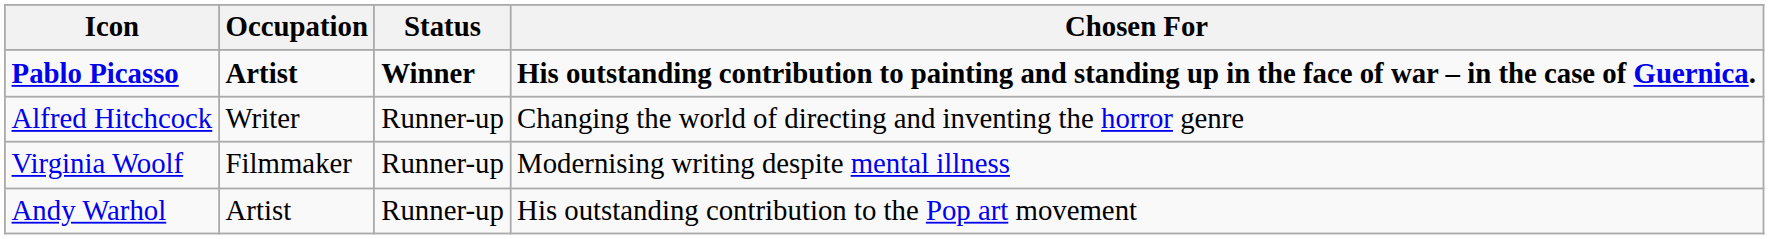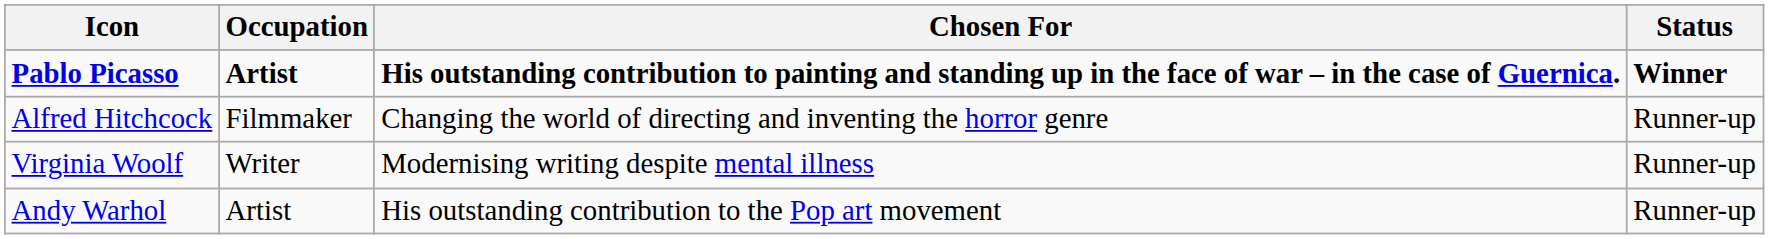columns swapped: (1137, 27) <-> (443, 27)
(263, 118) Writer -> (289, 118) Filmmaker
(289, 164) Filmmaker -> (263, 164) Writer
